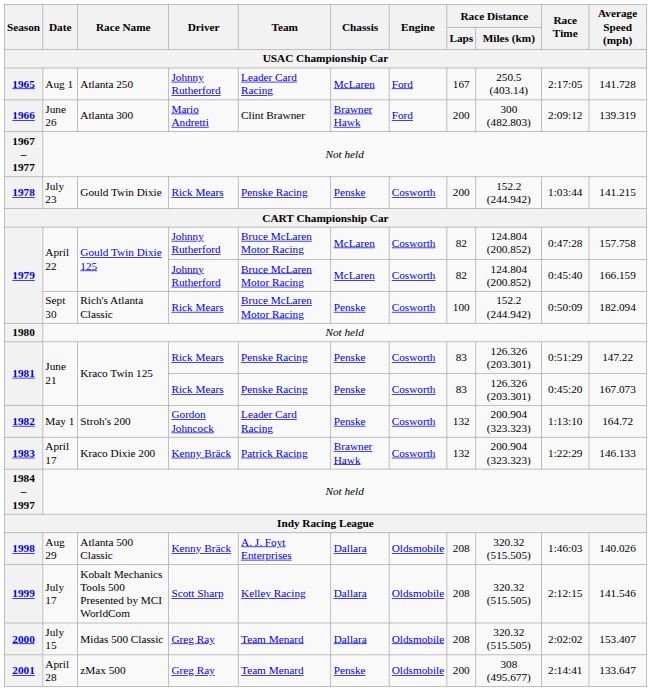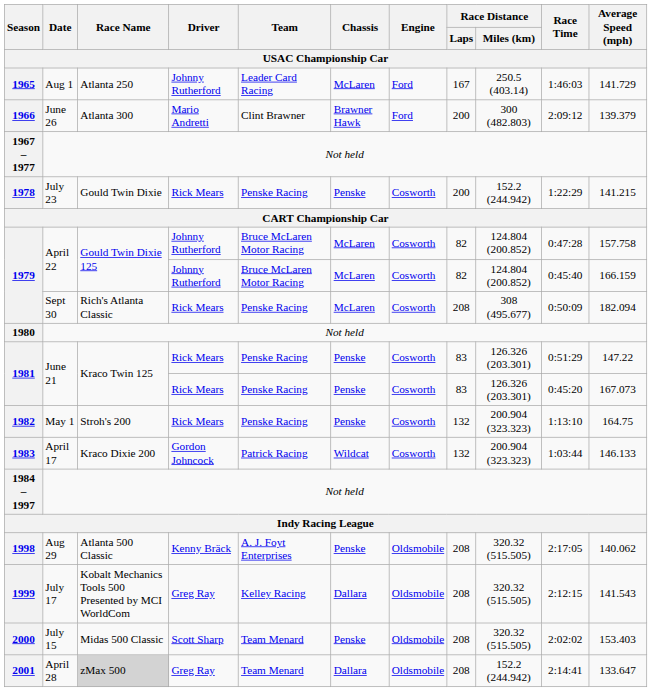(565, 84) 2:17:05 -> (565, 84) 1:46:03
(618, 84) 141.728 -> (618, 84) 141.729
(618, 116) 139.319 -> (618, 116) 139.379
(565, 193) 1:03:44 -> (565, 193) 1:22:29
(276, 307) Bruce McLaren Motor Racing -> (274, 307) Penske Racing
(350, 307) Penske -> (354, 307) McLaren
(461, 307) 100 -> (461, 307) 208
(509, 307) 152.2 (244.942) -> (509, 307) 308 (495.677)
(193, 421) Gordon Johncock -> (197, 421) Rick Mears
(269, 421) Leader Card Racing -> (274, 421) Penske Racing
(618, 421) 164.72 -> (618, 421) 164.75
(201, 453) Kenny Bräck -> (193, 453) Gordon Johncock
(353, 453) Brawner Hawk -> (351, 453) Wildcat
(565, 453) 1:22:29 -> (565, 453) 1:03:44
(350, 549) Dallara -> (350, 549) Penske
(565, 549) 1:46:03 -> (565, 549) 2:17:05
(618, 549) 140.026 -> (618, 549) 140.062
(197, 594) Scott Sharp -> (193, 594) Greg Ray
(618, 594) 141.546 -> (618, 594) 141.543
(193, 639) Greg Ray -> (197, 639) Scott Sharp
(350, 639) Dallara -> (350, 639) Penske
(618, 639) 153.407 -> (618, 639) 153.403
(103, 671) no background -> (103, 671) lightgrey background
(350, 671) Penske -> (350, 671) Dallara
(461, 671) 200 -> (461, 671) 208
(509, 671) 308 (495.677) -> (509, 671) 152.2 (244.942)
